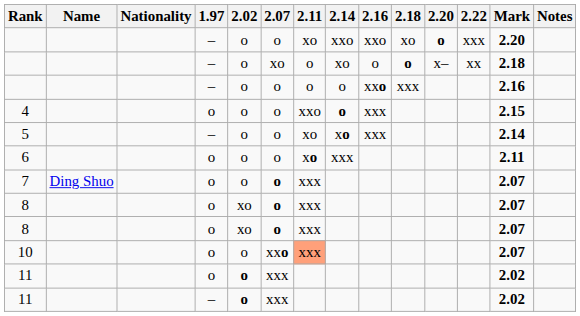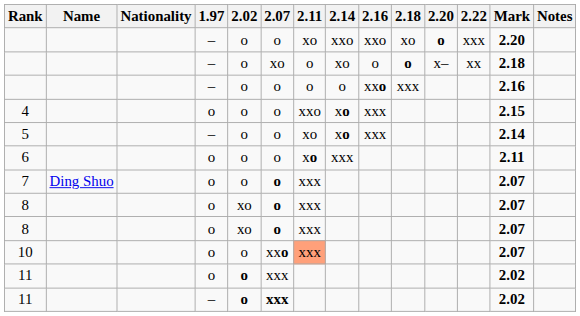(342, 110) o -> (342, 110) xo
(277, 299) normal -> (277, 299) bold
